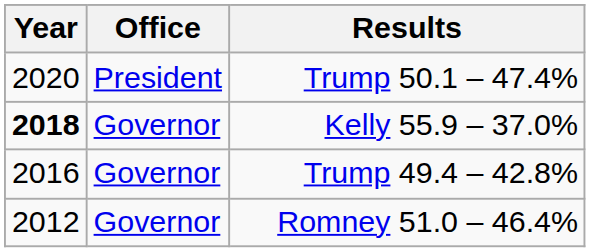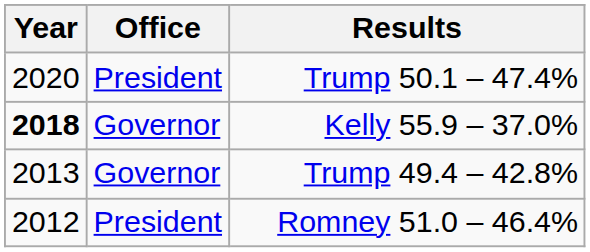(46, 173) 2016 -> (46, 173) 2013
(157, 221) Governor -> (158, 221) President
